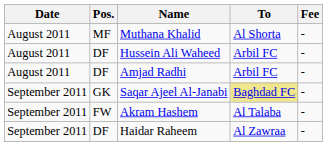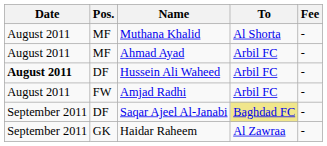+ row: (152, 53)
(39, 53) normal -> (40, 72) bold
(101, 72) DF -> (102, 92) FW
(102, 92) GK -> (101, 111) DF
- row: (159, 111)
(101, 131) DF -> (102, 131) GK
